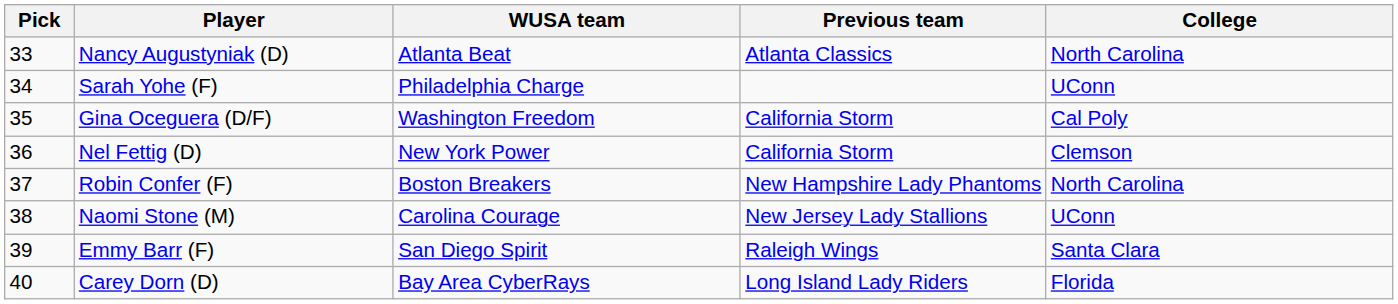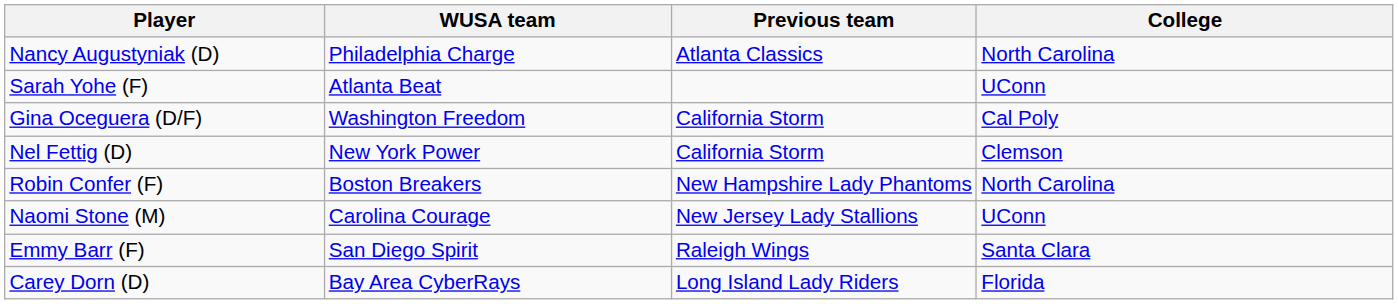- column: (39, 20)
(454, 53) Atlanta Beat -> (422, 53) Philadelphia Charge
(491, 86) Philadelphia Charge -> (385, 86) Atlanta Beat
